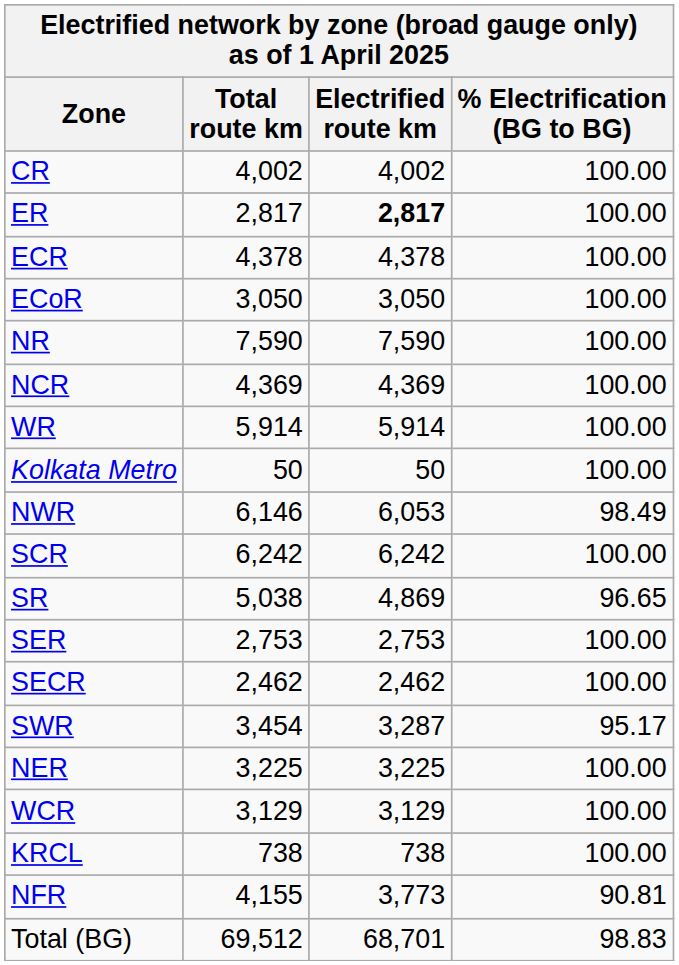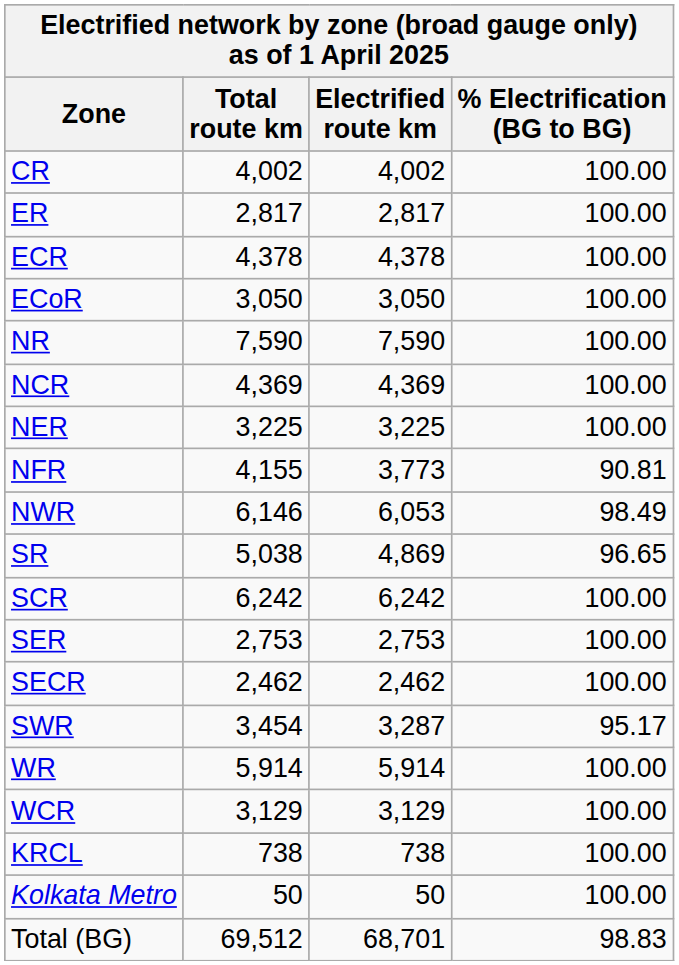(412, 214) bold -> (412, 214) normal
rows swapped: (39, 768) <-> (33, 427)
rows swapped: (39, 896) <-> (94, 469)
rows swapped: (30, 597) <-> (39, 555)
